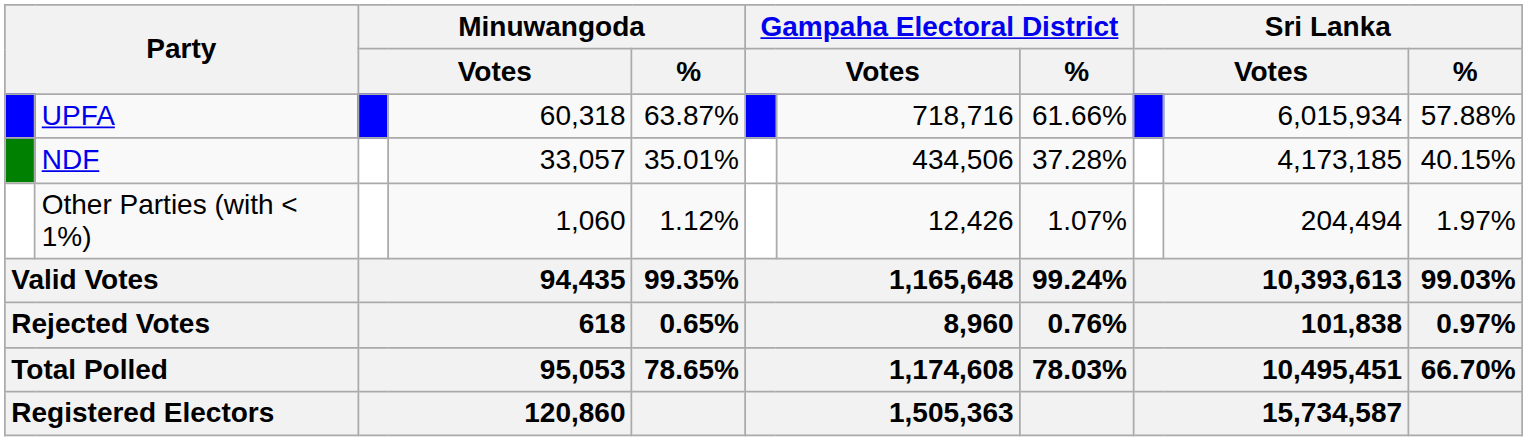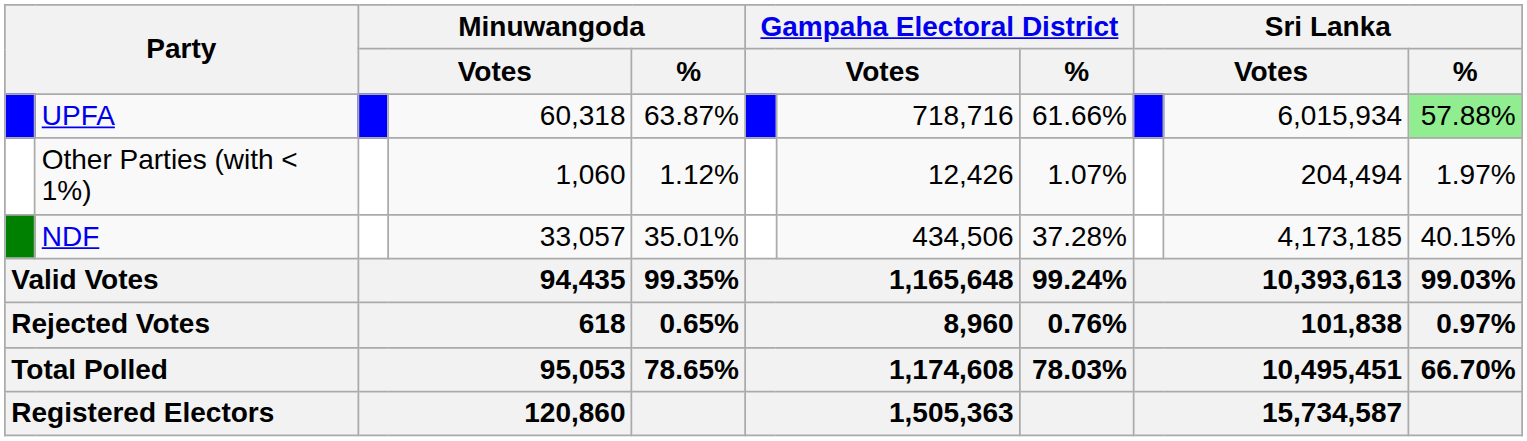(1468, 115) no background -> (1468, 115) lightgreen background
rows swapped: (71, 159) <-> (170, 220)
